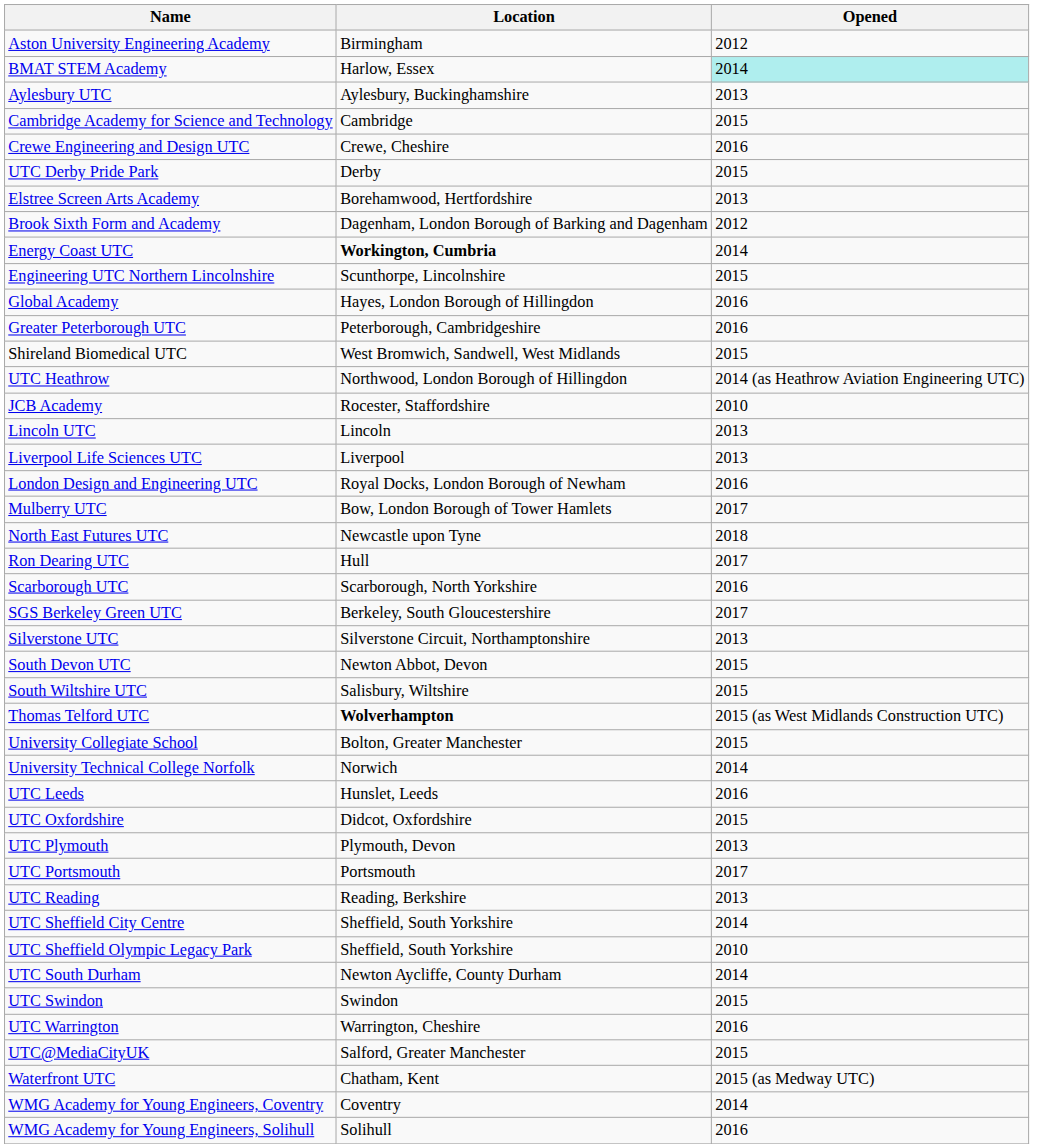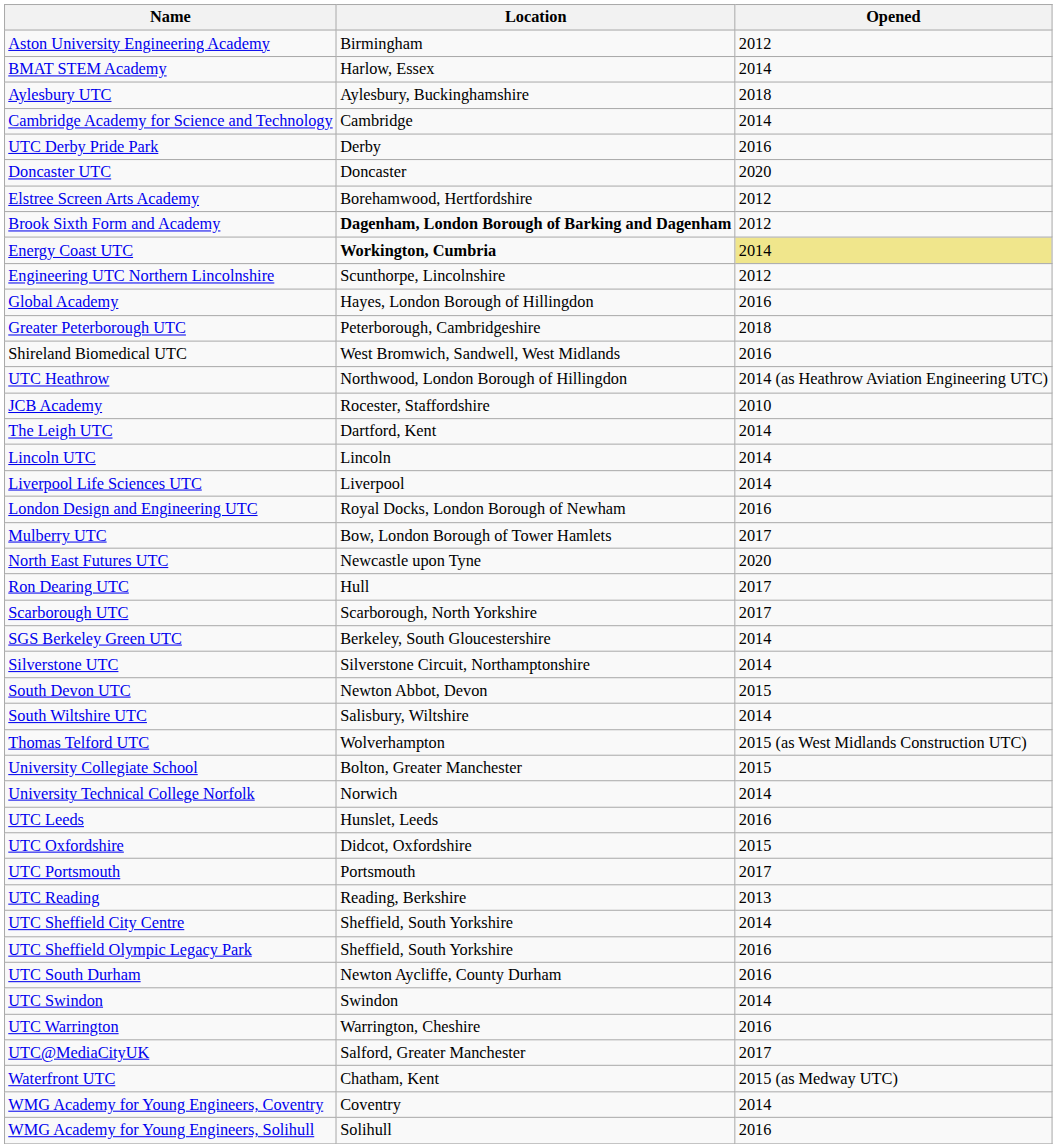(732, 69) paleturquoise background -> (755, 69) no background
(732, 95) 2013 -> (755, 95) 2018
(732, 120) 2015 -> (755, 120) 2014
- row: (129, 146)
(732, 172) 2015 -> (755, 146) 2016
+ row: (60, 172)
(732, 198) 2013 -> (755, 198) 2012
(524, 224) normal -> (536, 224) bold
(732, 250) no background -> (755, 250) khaki background
(732, 276) 2015 -> (755, 276) 2012
(732, 328) 2016 -> (755, 328) 2018
(732, 353) 2015 -> (755, 353) 2016
+ row: (60, 431)
(732, 431) 2013 -> (755, 457) 2014
(732, 457) 2013 -> (755, 483) 2014
(732, 535) 2018 -> (755, 560) 2020
(732, 586) 2016 -> (755, 612) 2017
(732, 612) 2017 -> (755, 638) 2014
(732, 638) 2013 -> (755, 664) 2014
(732, 690) 2015 -> (755, 716) 2014
(397, 716) bold -> (393, 742) normal
- row: (58, 845)
(732, 949) 2010 -> (755, 949) 2016
(732, 975) 2014 -> (755, 975) 2016
(732, 1000) 2015 -> (755, 1000) 2014
(732, 1052) 2015 -> (755, 1052) 2017
